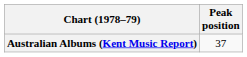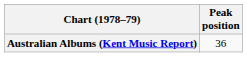(221, 43) 37 -> (221, 43) 36
